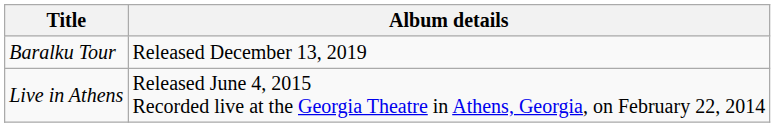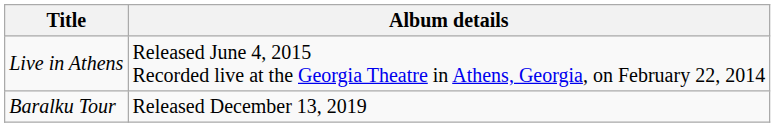rows swapped: (66, 95) <-> (62, 52)
